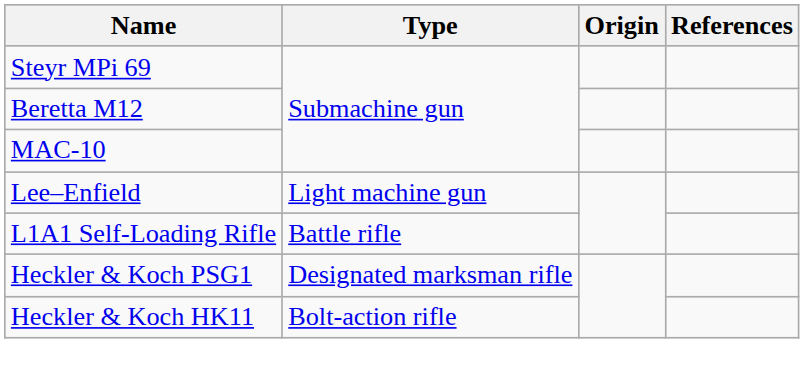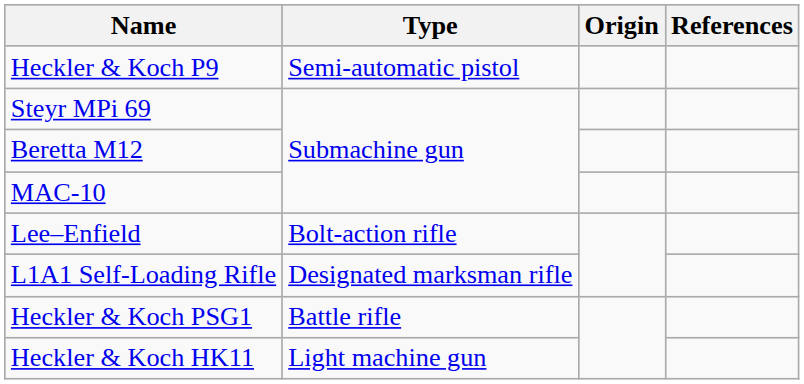+ row: (115, 66)
(387, 191) Light machine gun -> (372, 233) Bolt-action rifle
(345, 233) Battle rifle -> (430, 274) Designated marksman rifle
(430, 274) Designated marksman rifle -> (345, 316) Battle rifle
(372, 316) Bolt-action rifle -> (387, 358) Light machine gun
